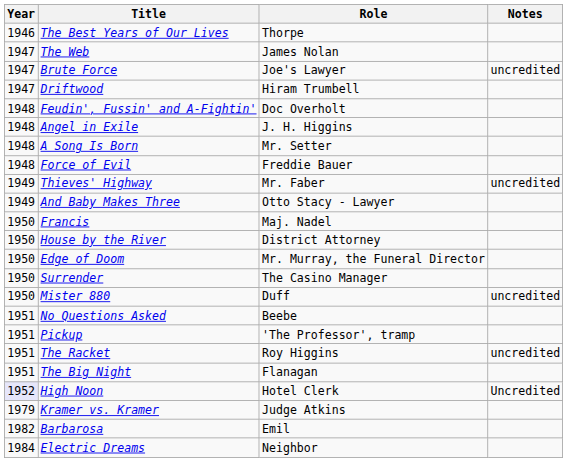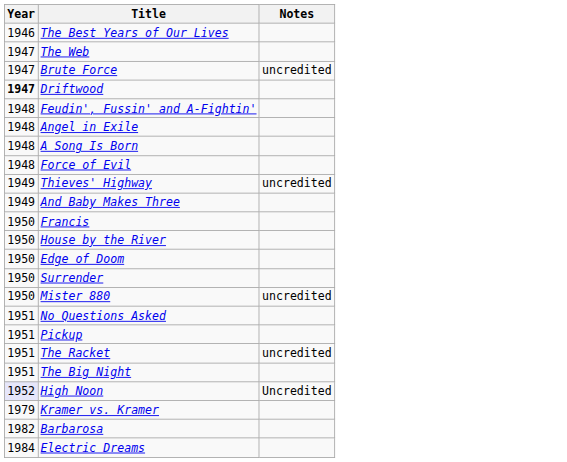- column: (373, 14)
(21, 89) normal -> (21, 89) bold
